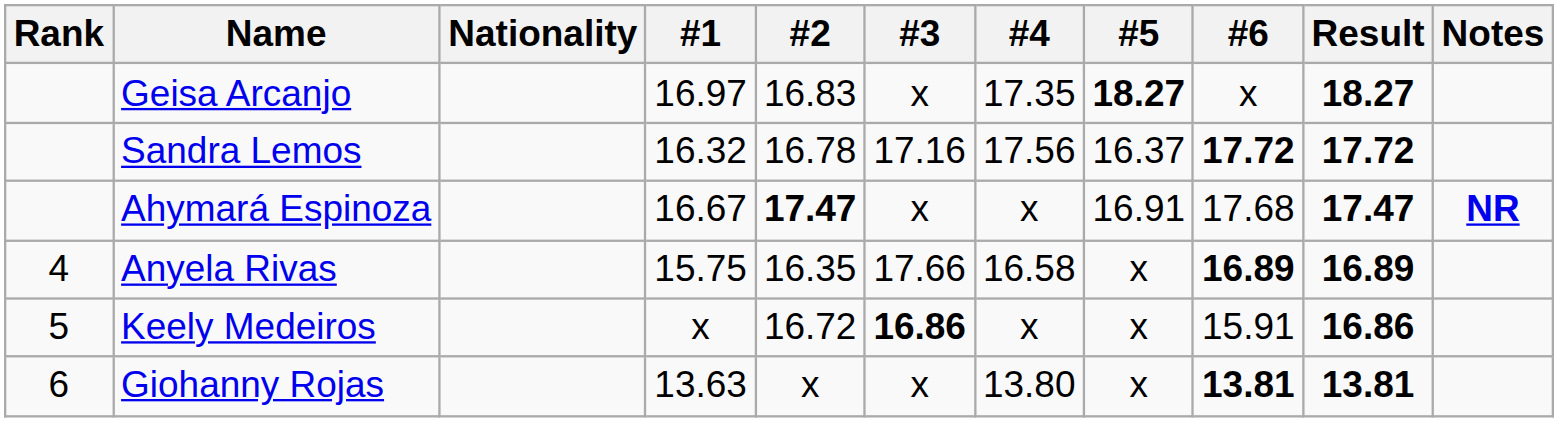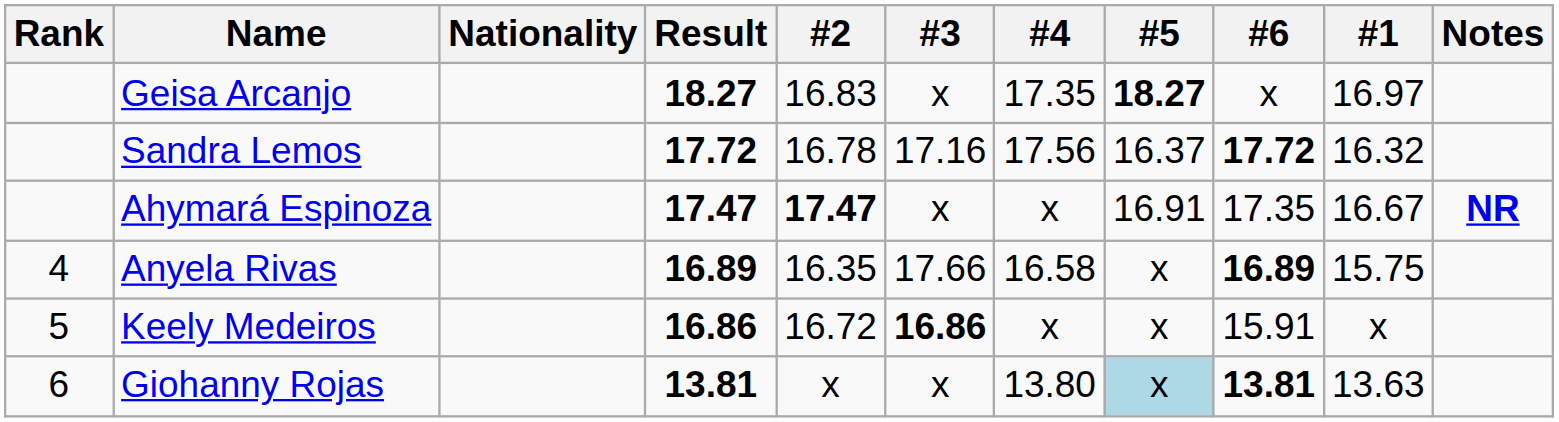columns swapped: (701, 33) <-> (1368, 33)
(1248, 209) 17.68 -> (1269, 209) 17.35
(1139, 385) no background -> (1159, 385) lightblue background
